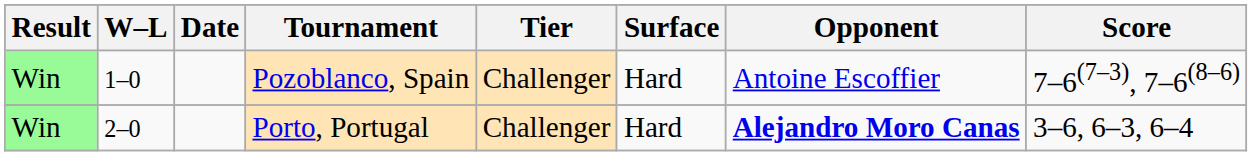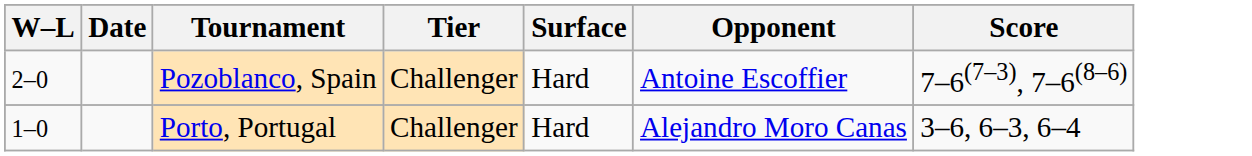- column: (51, 27)
(123, 79) 1–0 -> (30, 79) 2–0
(123, 129) 2–0 -> (30, 129) 1–0
(876, 127) bold -> (773, 127) normal
